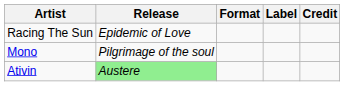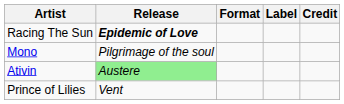(145, 33) normal -> (148, 33) bold
+ row: (46, 90)
